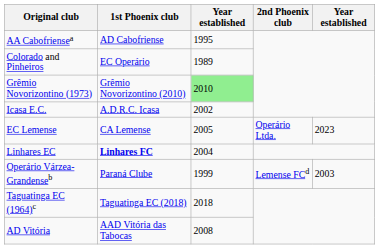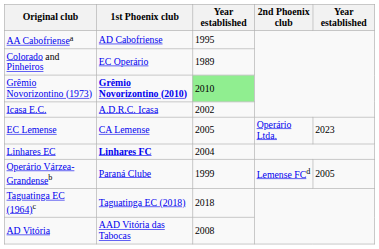(143, 88) normal -> (143, 88) bold
(324, 173) 2003 -> (325, 173) 2005
